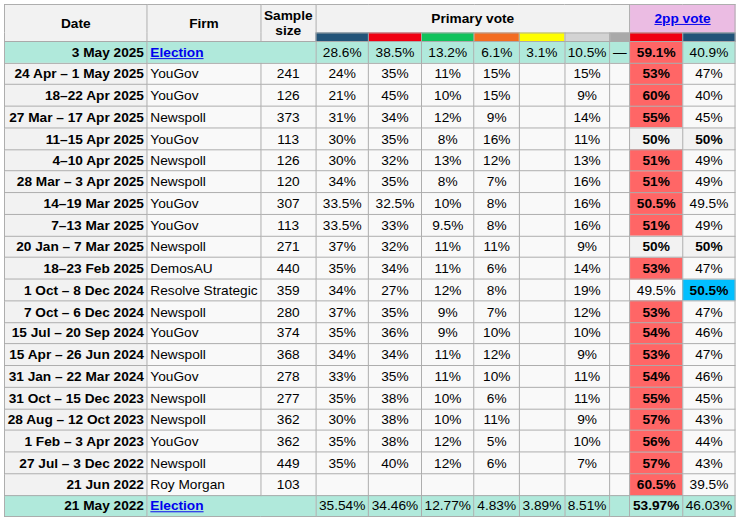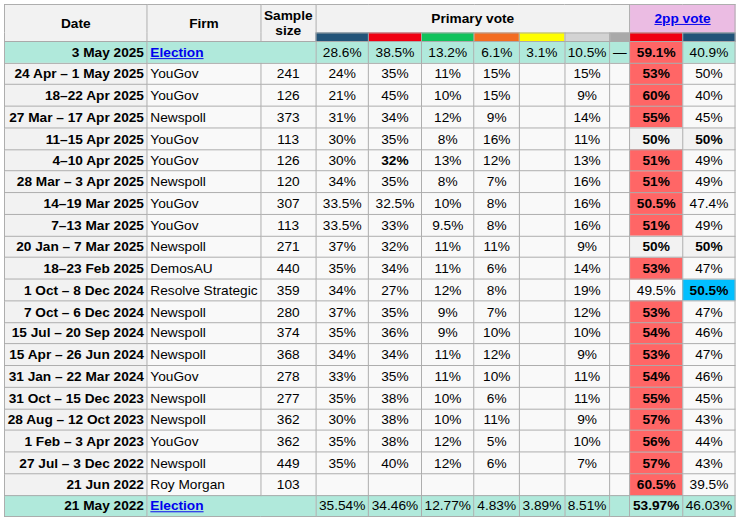(709, 74) 47% -> (709, 74) 50%
(178, 161) Newspoll -> (174, 161) YouGov
(395, 161) normal -> (395, 161) bold
(709, 204) 49.5% -> (709, 204) 47.4%
(174, 333) YouGov -> (178, 333) Newspoll
